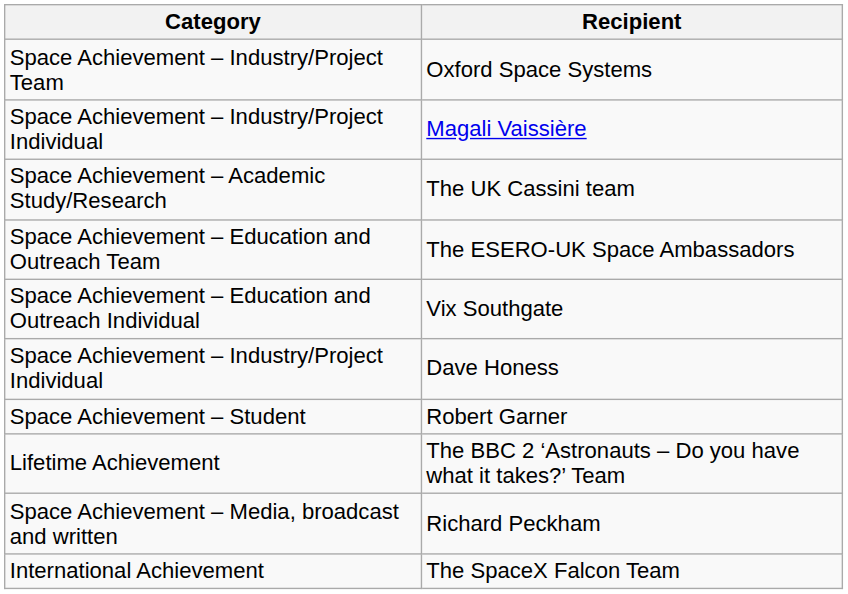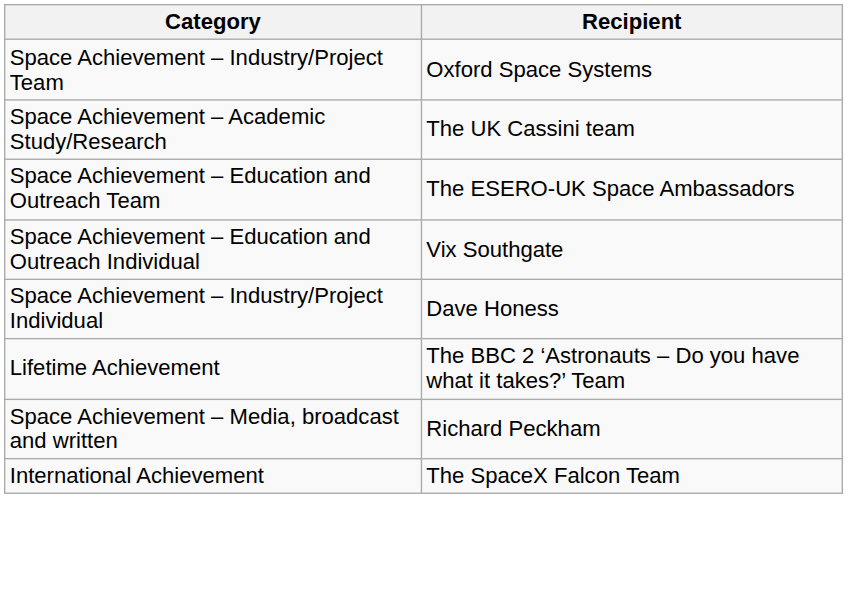- row: (506, 129)
- row: (497, 416)
